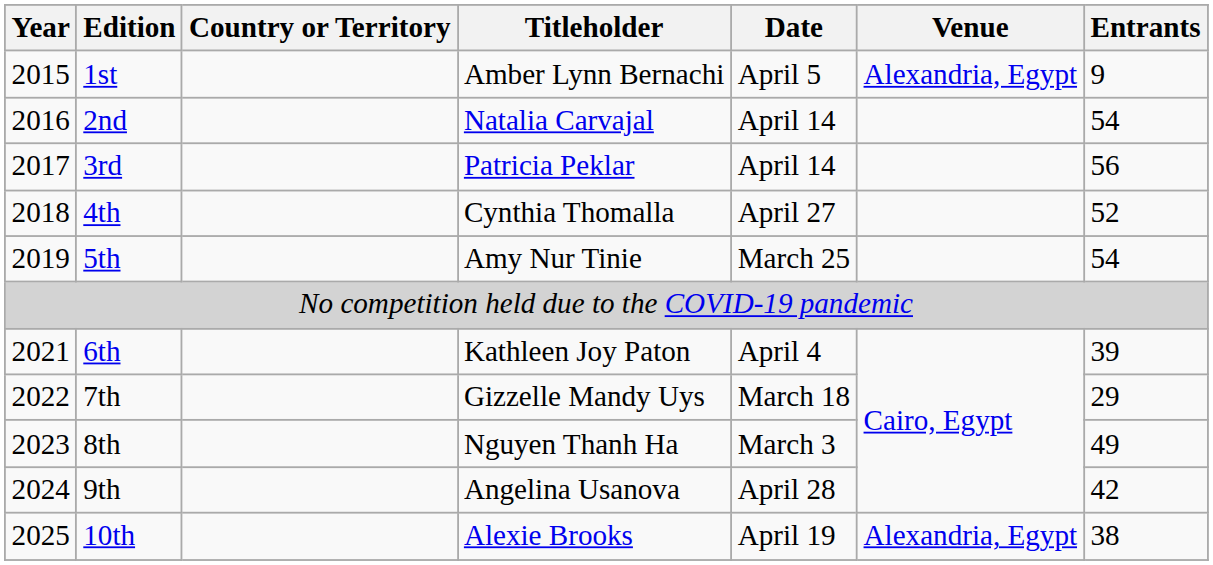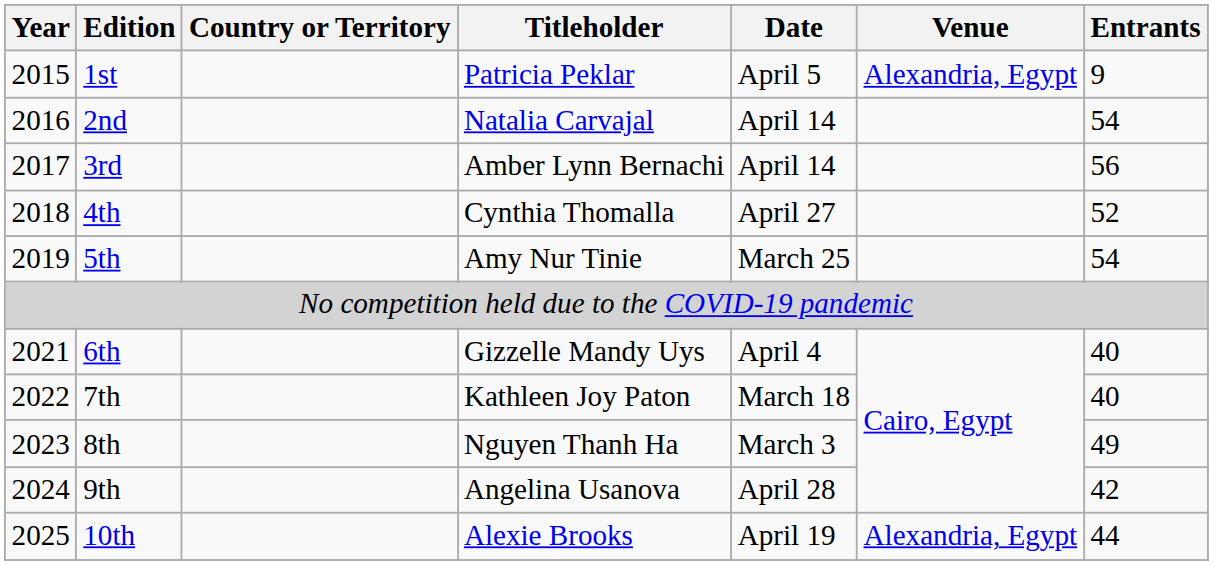(594, 73) Amber Lynn Bernachi -> (549, 73) Patricia Peklar
(549, 166) Patricia Peklar -> (594, 166) Amber Lynn Bernachi
(577, 350) Kathleen Joy Paton -> (584, 350) Gizzelle Mandy Uys
(1105, 350) 39 -> (1105, 350) 40
(584, 397) Gizzelle Mandy Uys -> (577, 397) Kathleen Joy Paton
(1105, 397) 29 -> (1105, 397) 40
(1105, 535) 38 -> (1105, 535) 44
